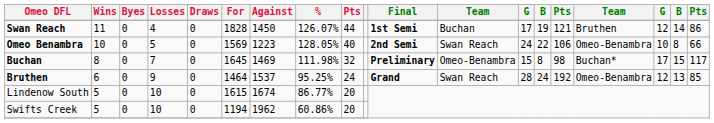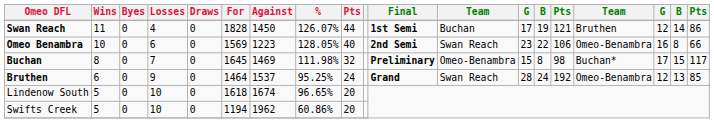(153, 45) 5 -> (153, 45) 6
(526, 45) 24 -> (526, 45) 23
(662, 45) 10 -> (662, 45) 16
(235, 94) 1615 -> (235, 94) 1618
(315, 94) 86.77% -> (315, 94) 96.65%
